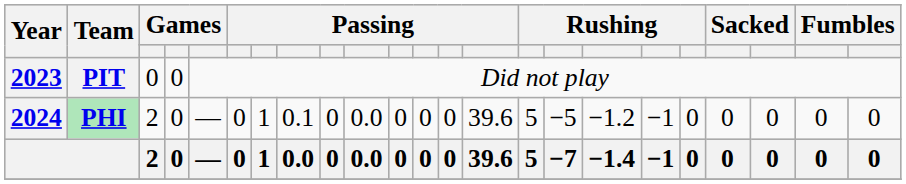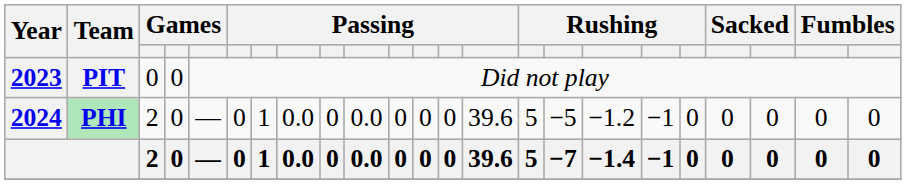(298, 117) 0.1 -> (298, 117) 0.0
